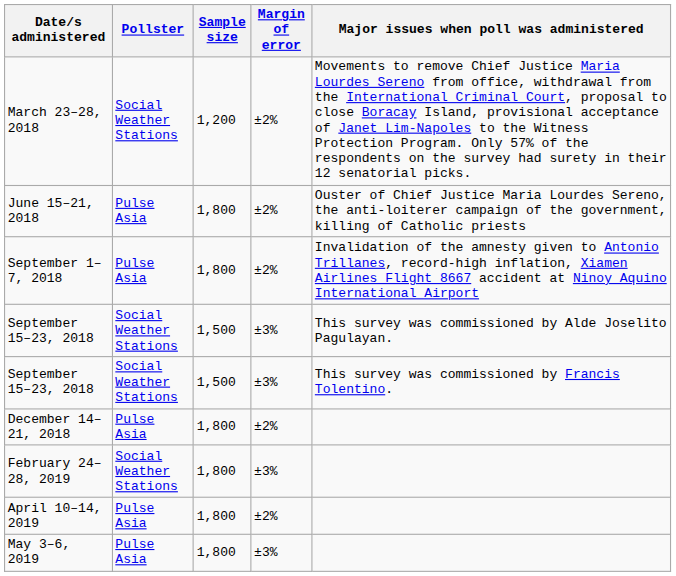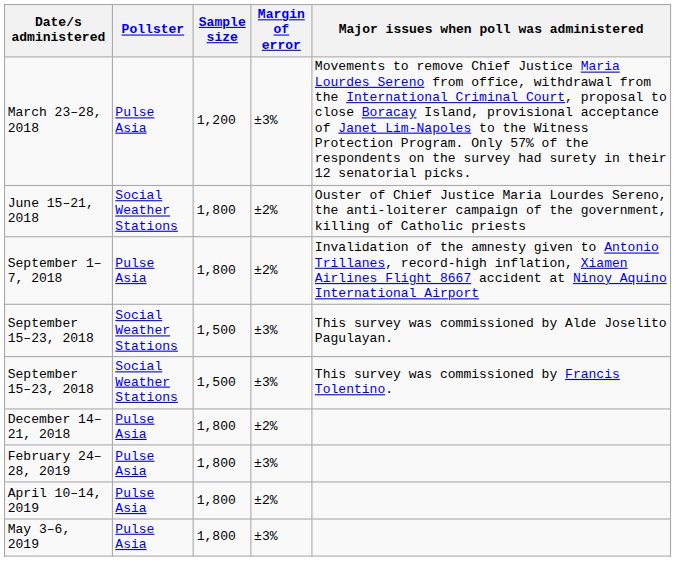(147, 121) Social Weather Stations -> (135, 121) Pulse Asia
(266, 121) ±2% -> (266, 121) ±3%
(135, 211) Pulse Asia -> (147, 211) Social Weather Stations
(147, 471) Social Weather Stations -> (135, 464) Pulse Asia
